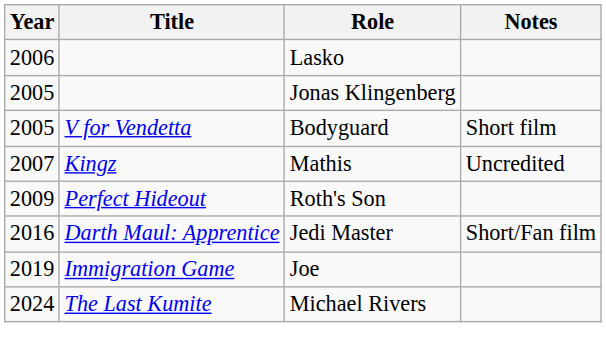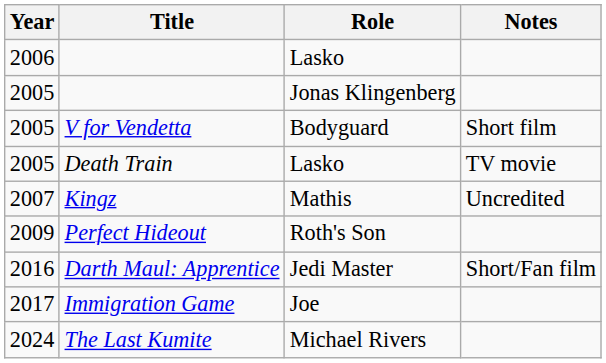+ row: (119, 163)
(32, 269) 2019 -> (32, 304) 2017
